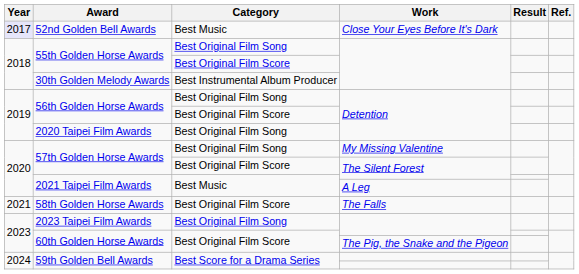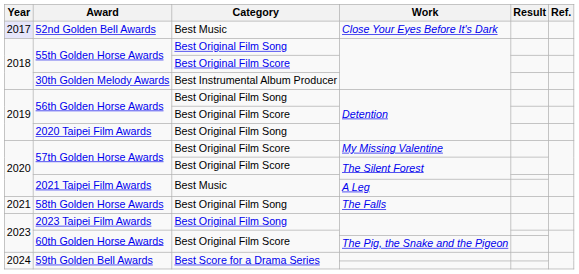(231, 149) Best Original Film Song -> (232, 149) Best Original Film Score
(232, 204) Best Original Film Score -> (231, 204) Best Original Film Song
